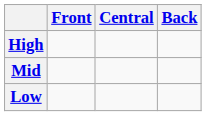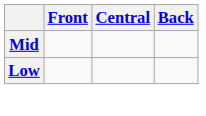- row: (26, 44)
